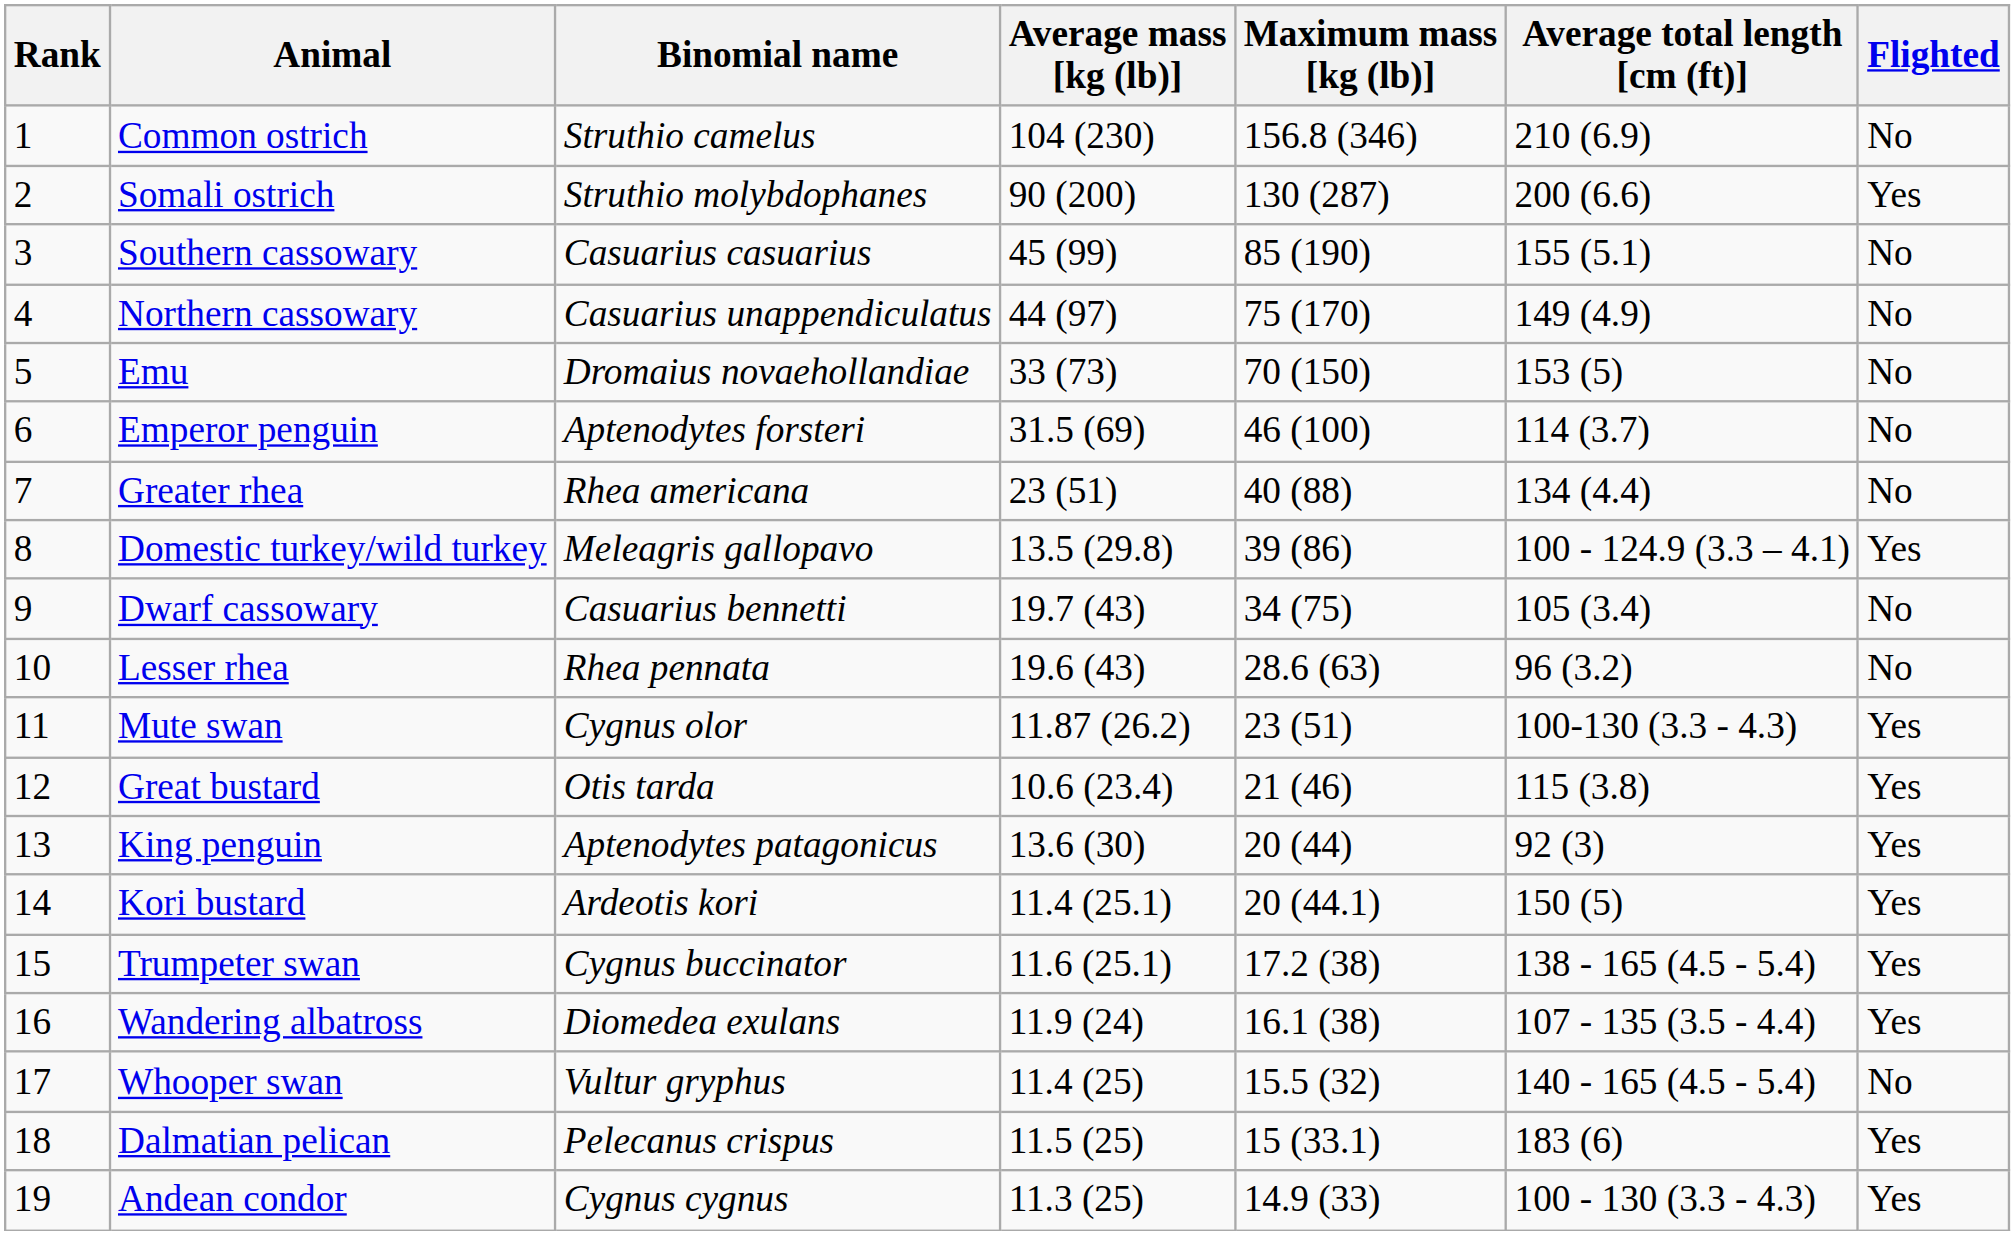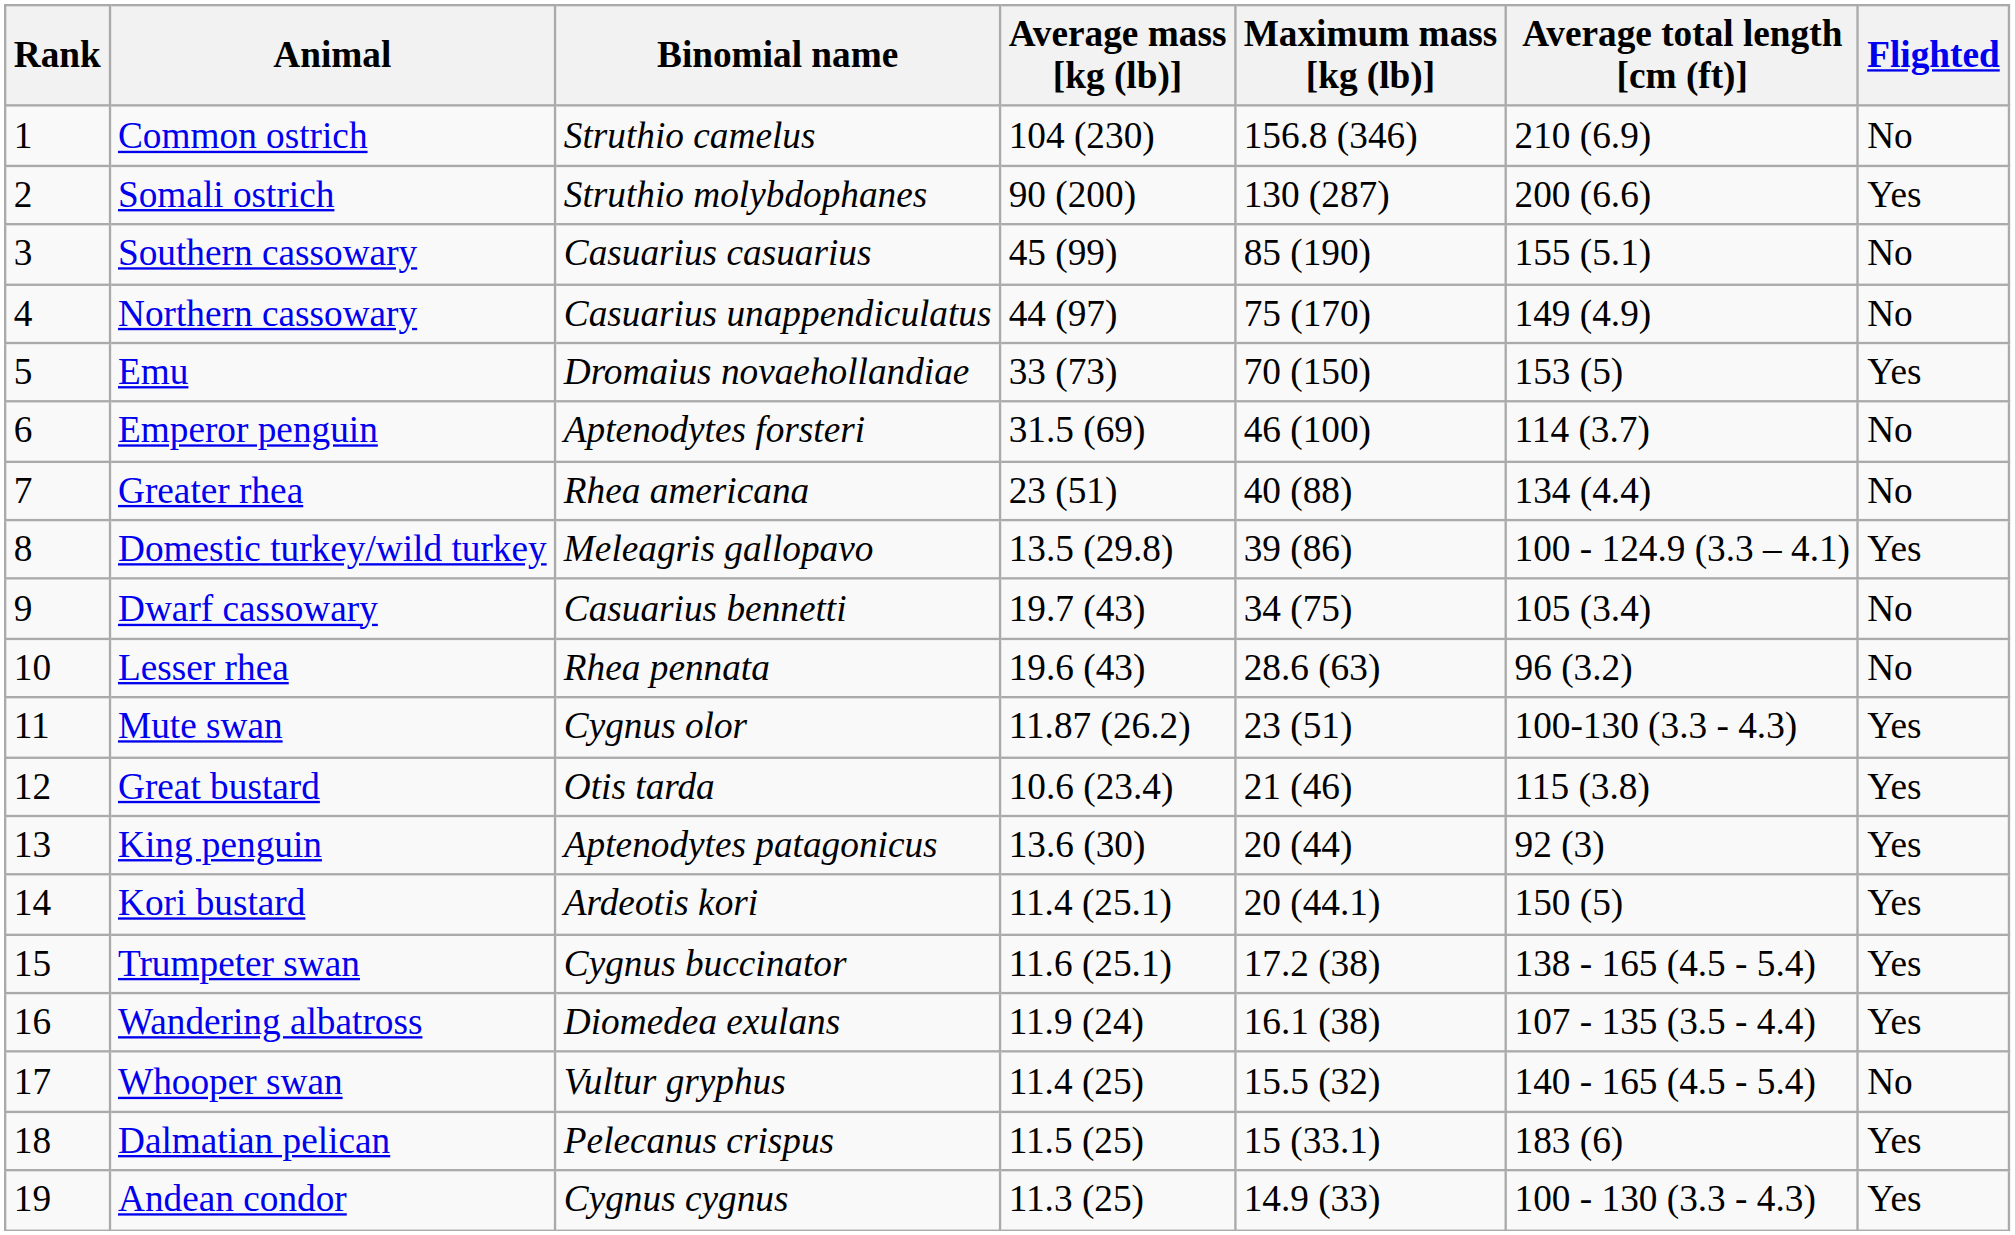(1890, 371) No -> (1894, 371) Yes
